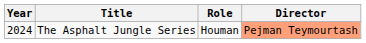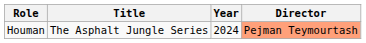columns swapped: (20, 13) <-> (220, 13)
